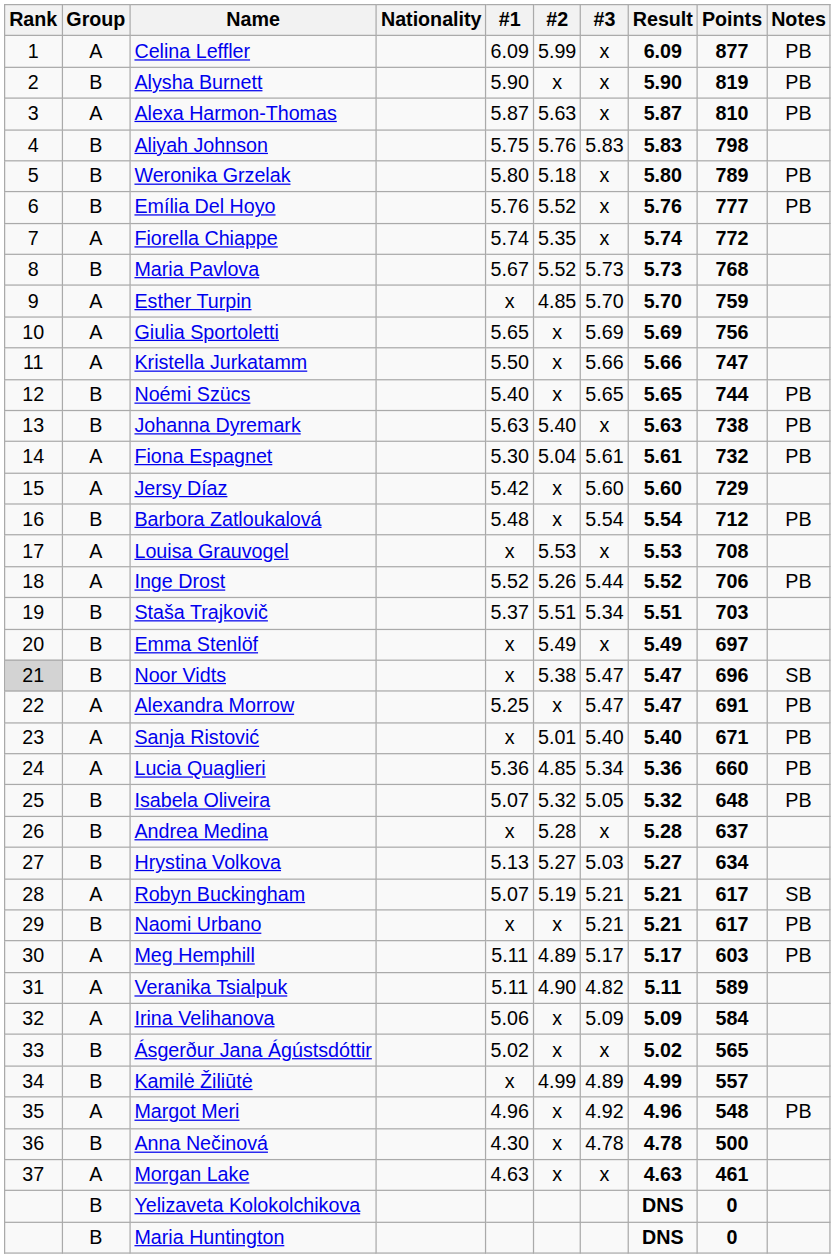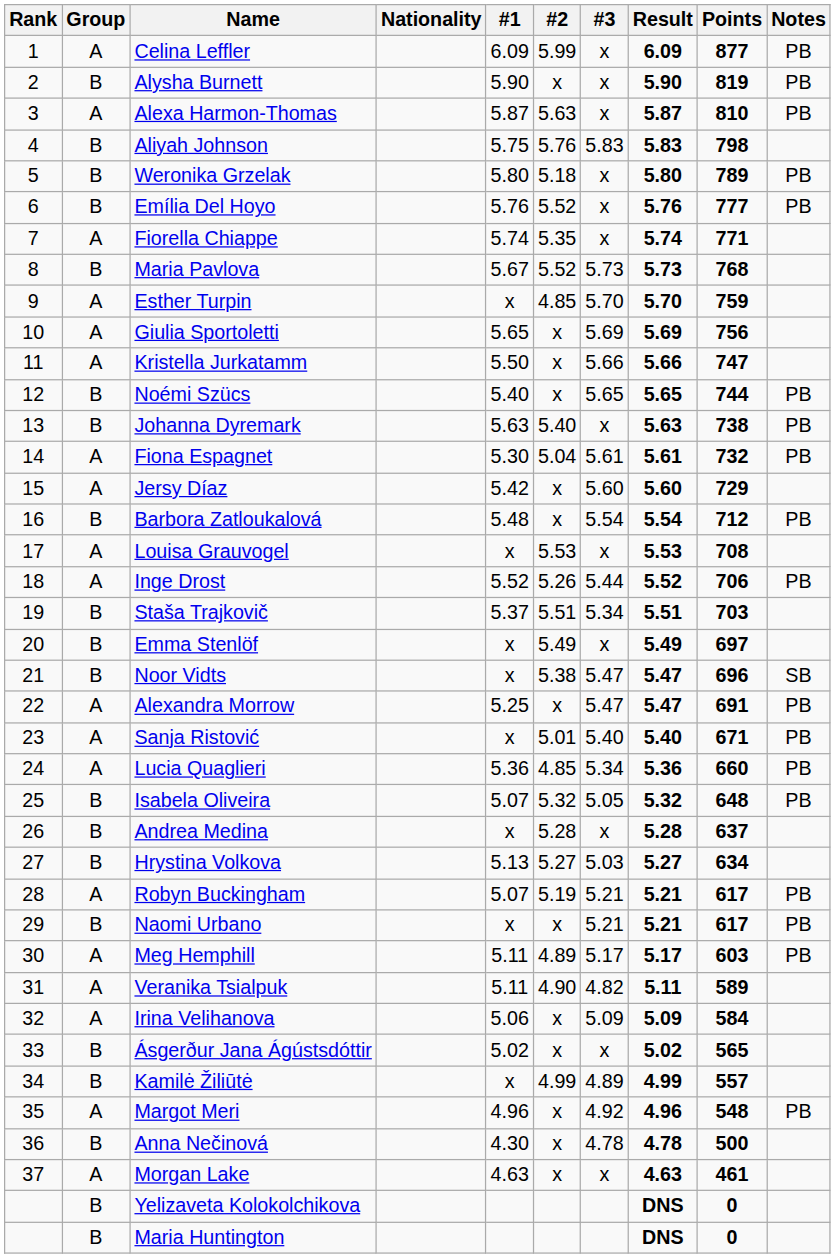(732, 238) 772 -> (732, 238) 771
(33, 675) lightgrey background -> (33, 675) no background
(798, 894) SB -> (798, 894) PB
